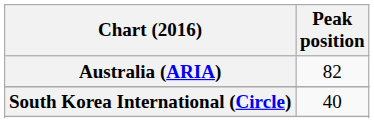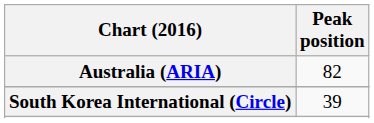(332, 101) 40 -> (332, 101) 39
